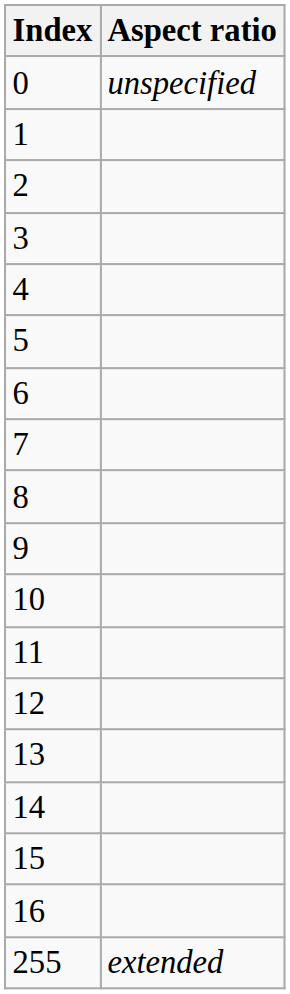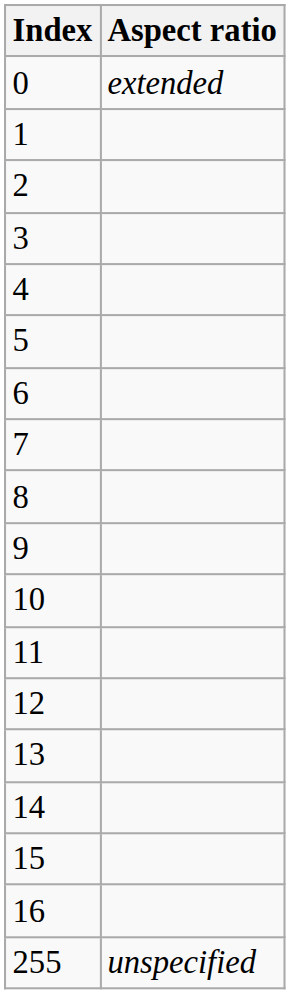(182, 82) unspecified -> (165, 82) extended
(165, 962) extended -> (182, 962) unspecified
